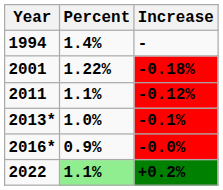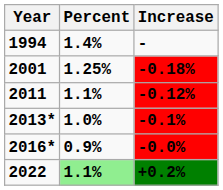(87, 69) 1.22% -> (87, 69) 1.25%
